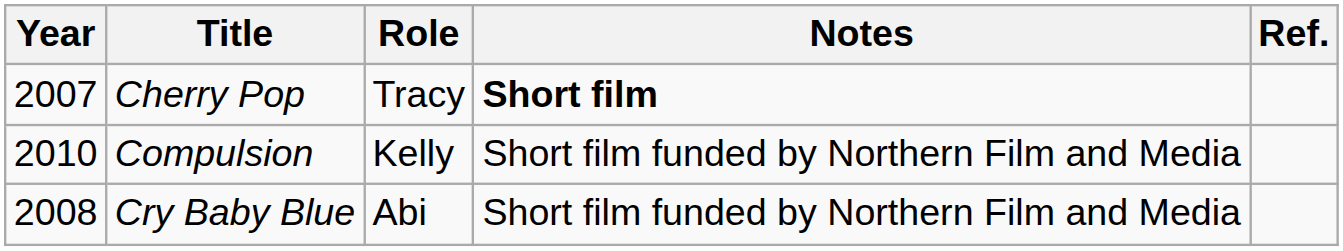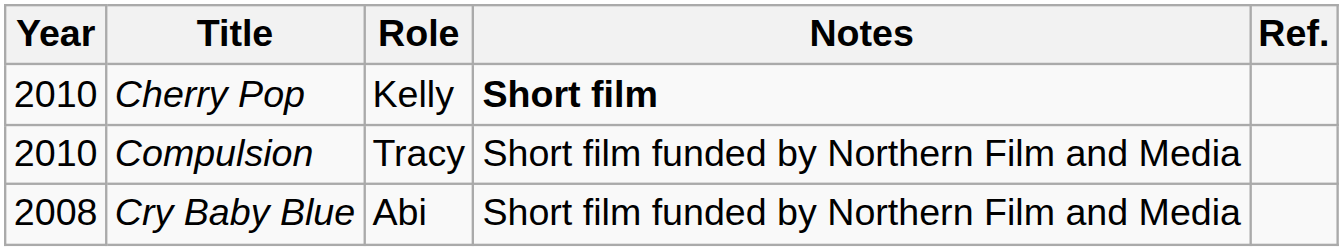(56, 93) 2007 -> (56, 93) 2010
(419, 93) Tracy -> (413, 93) Kelly
(413, 153) Kelly -> (419, 153) Tracy
